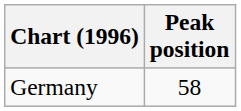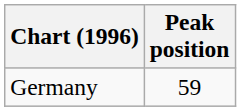(190, 86) 58 -> (190, 86) 59
